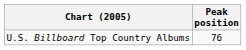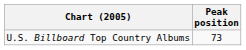(217, 38) 76 -> (217, 38) 73
